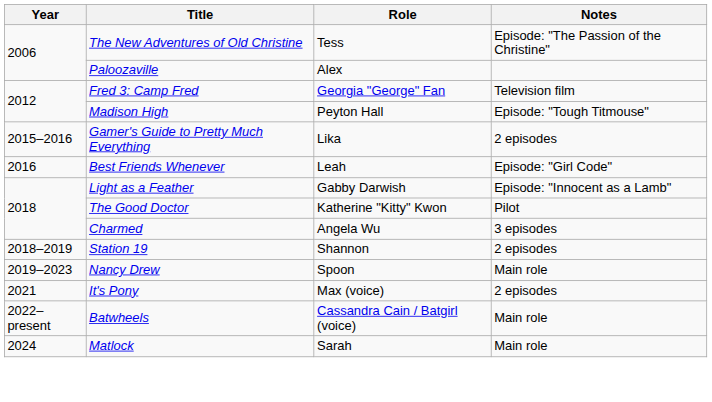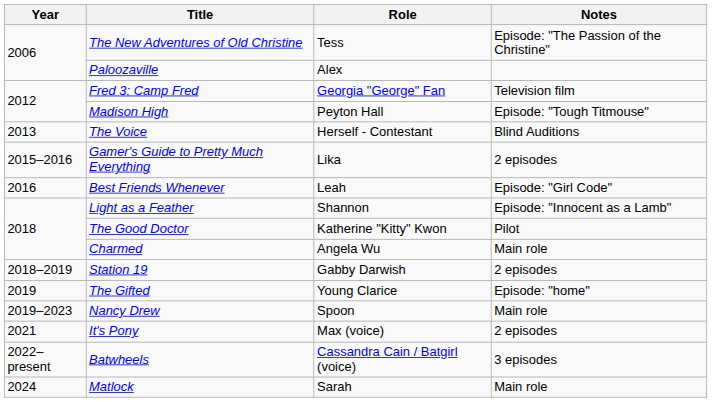+ row: (118, 132)
(361, 187) Gabby Darwish -> (343, 208) Shannon
(526, 228) 3 episodes -> (521, 249) Main role
(343, 249) Shannon -> (361, 270) Gabby Darwish
+ row: (119, 290)
(521, 318) Main role -> (526, 359) 3 episodes
